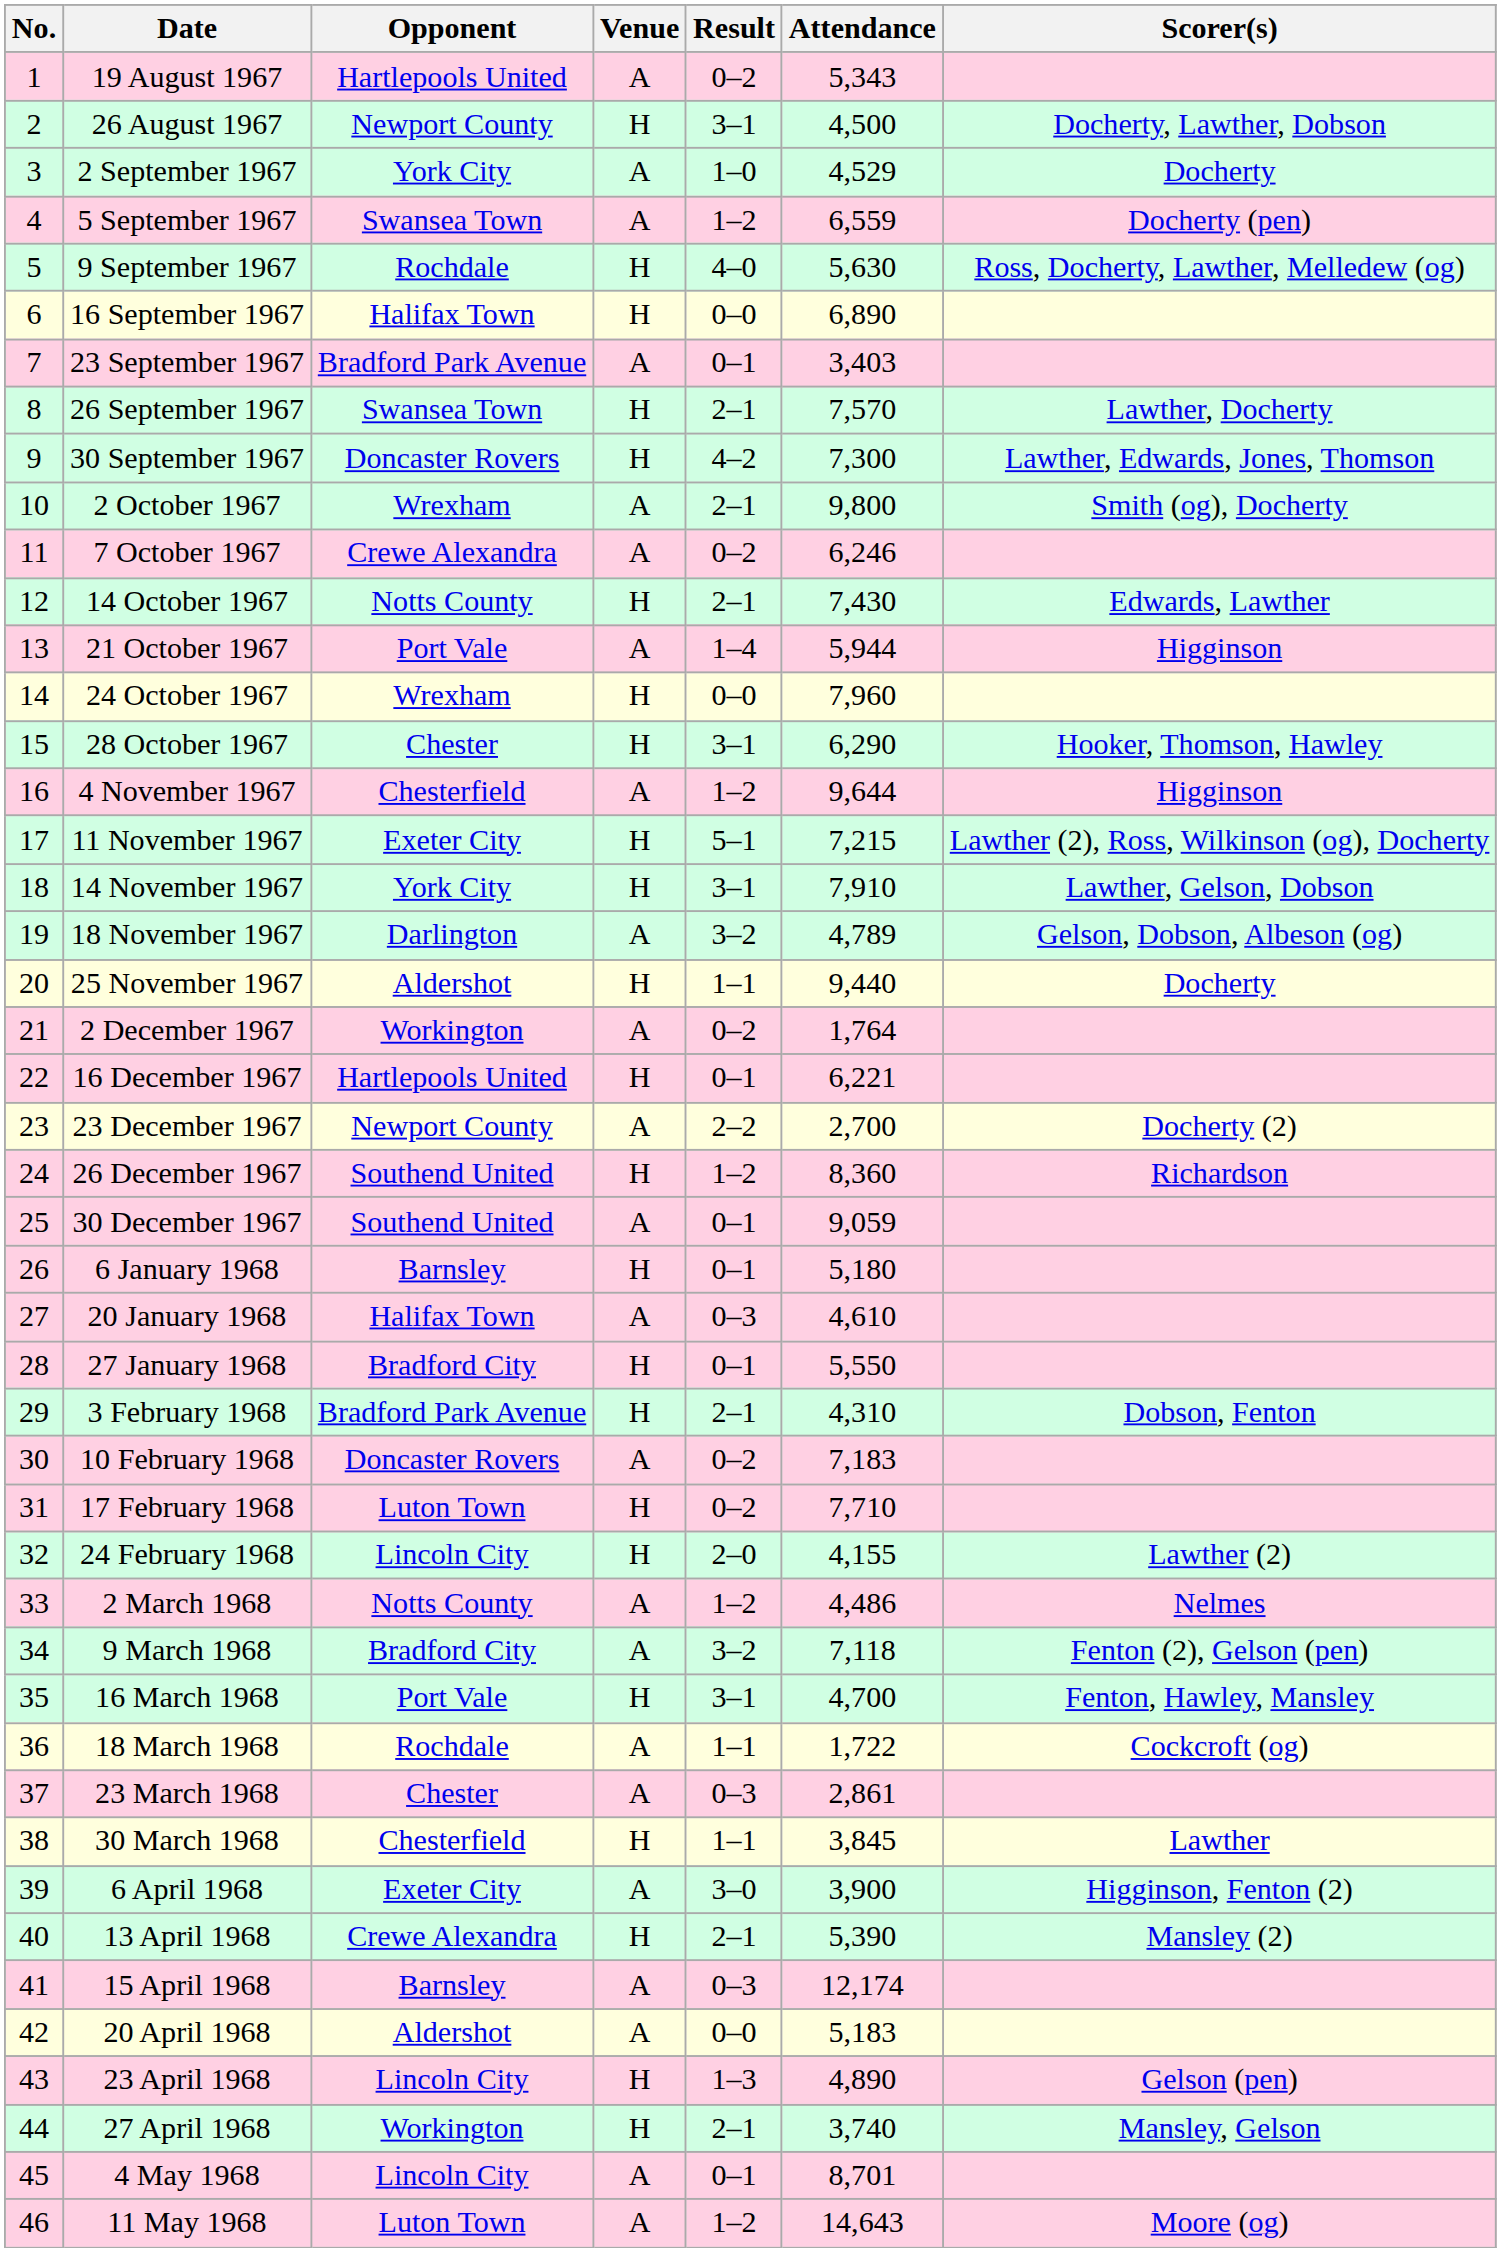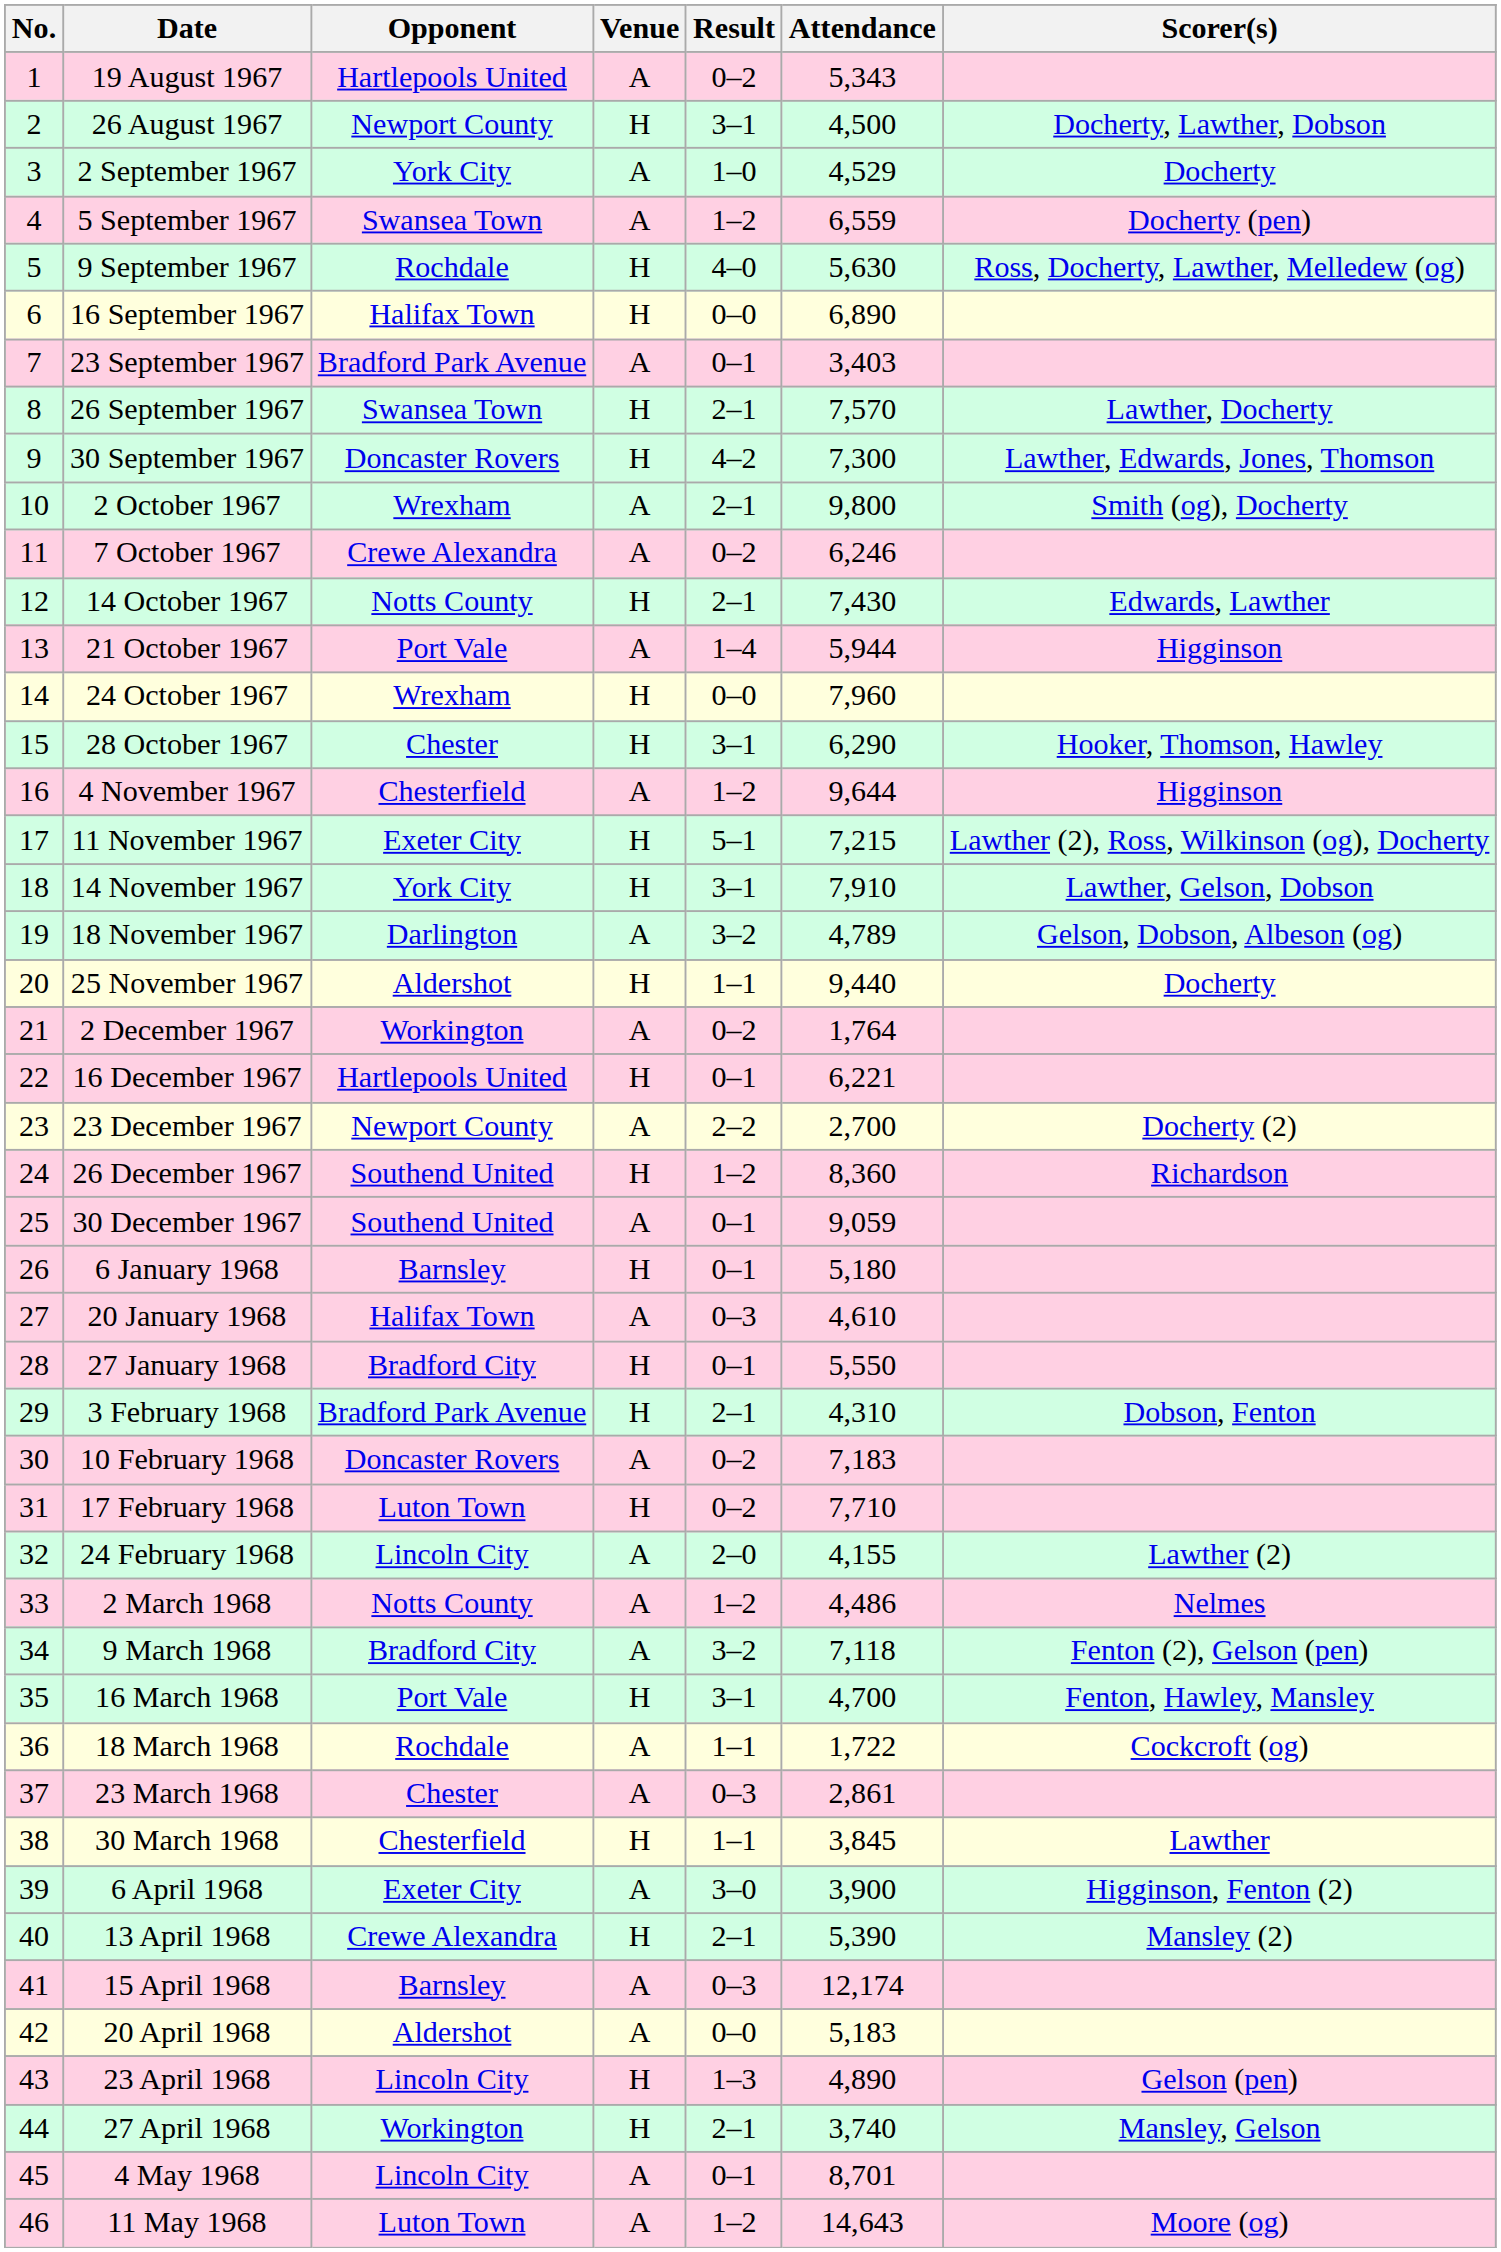(640, 1554) H -> (640, 1554) A
